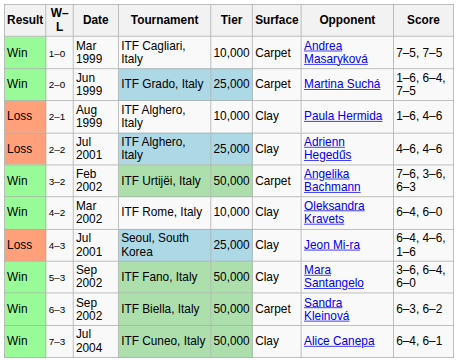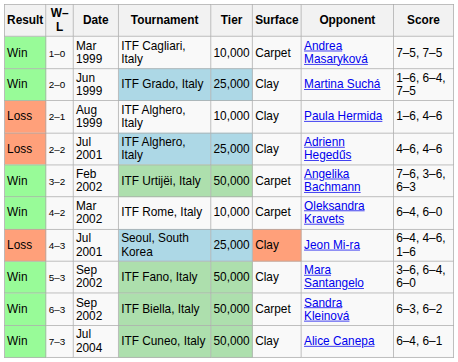(273, 84) Carpet -> (267, 84) Clay
(267, 213) Clay -> (273, 213) Carpet
(267, 245) no background -> (267, 245) lightsalmon background
